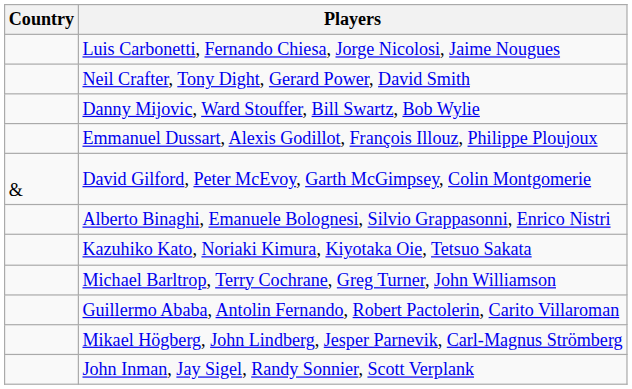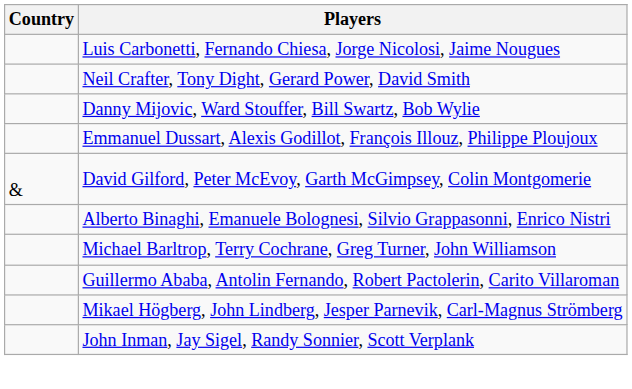- row: (307, 249)
